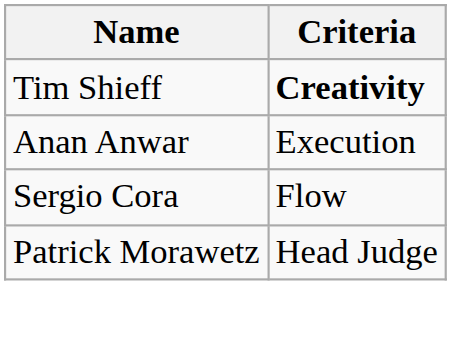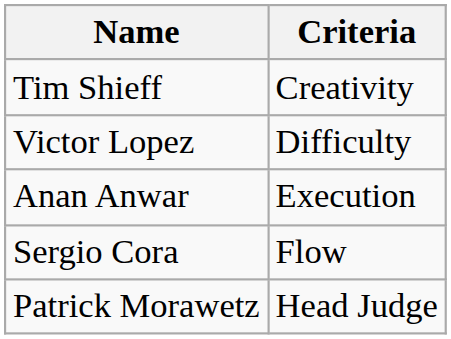(350, 86) bold -> (345, 86) normal
+ row: (104, 141)
